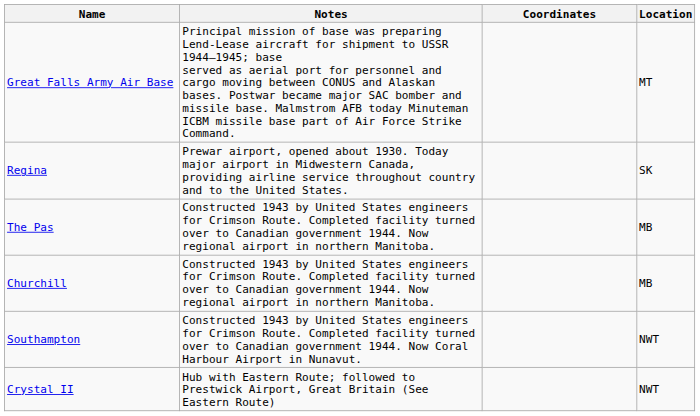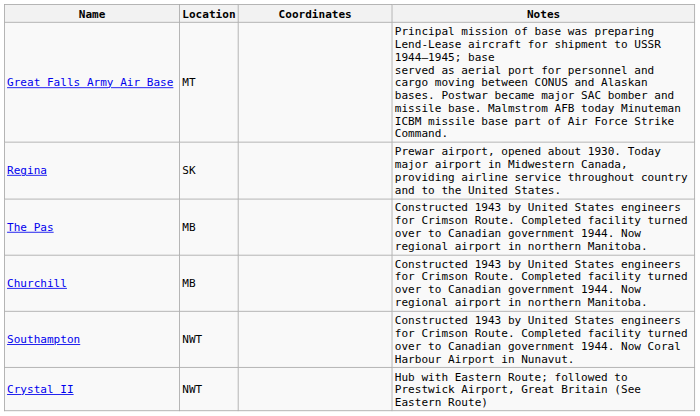columns swapped: (666, 13) <-> (331, 13)
